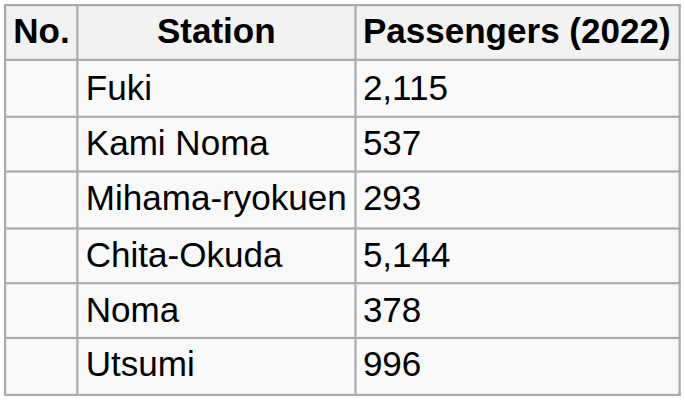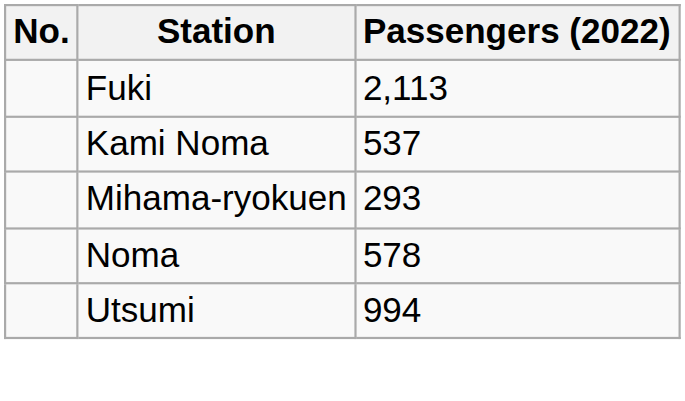(405, 87) 2,115 -> (405, 87) 2,113
- row: (184, 254)
(392, 310) 378 -> (392, 254) 578
(392, 365) 996 -> (392, 310) 994
